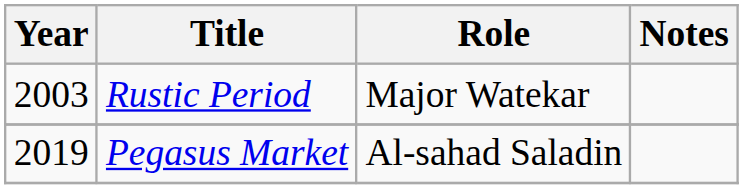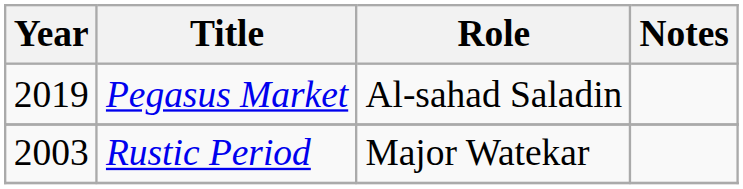rows swapped: (208, 93) <-> (227, 152)
